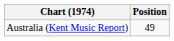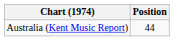(150, 28) 49 -> (150, 28) 44
